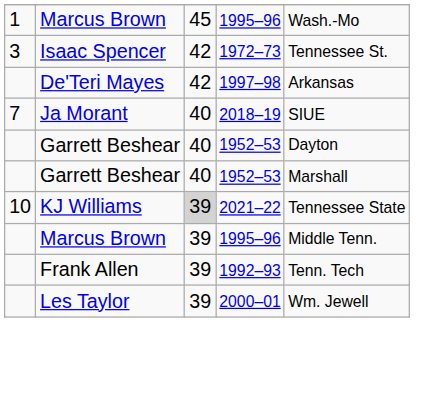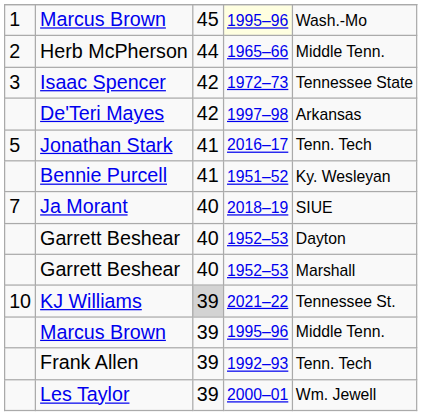(250, 20) no background -> (258, 20) lightyellow background
+ row: (15, 51)
(338, 51) Tennessee St. -> (354, 83) Tennessee State
+ row: (15, 144)
+ row: (20, 176)
(347, 207) Tennessee State -> (346, 301) Tennessee St.
